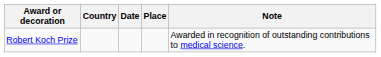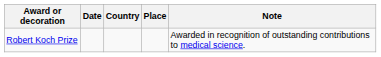columns swapped: (99, 17) <-> (130, 17)
